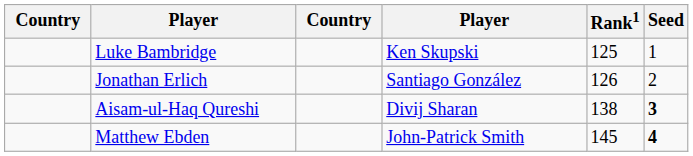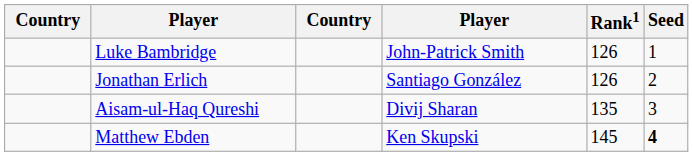(432, 51) Ken Skupski -> (455, 51) John-Patrick Smith
(604, 51) 125 -> (604, 51) 126
(604, 108) 138 -> (604, 108) 135
(653, 108) bold -> (653, 108) normal
(455, 137) John-Patrick Smith -> (432, 137) Ken Skupski
